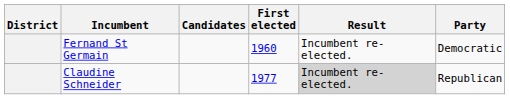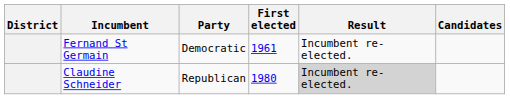columns swapped: (470, 25) <-> (214, 25)
(264, 49) 1960 -> (264, 49) 1961
(264, 79) 1977 -> (264, 79) 1980
